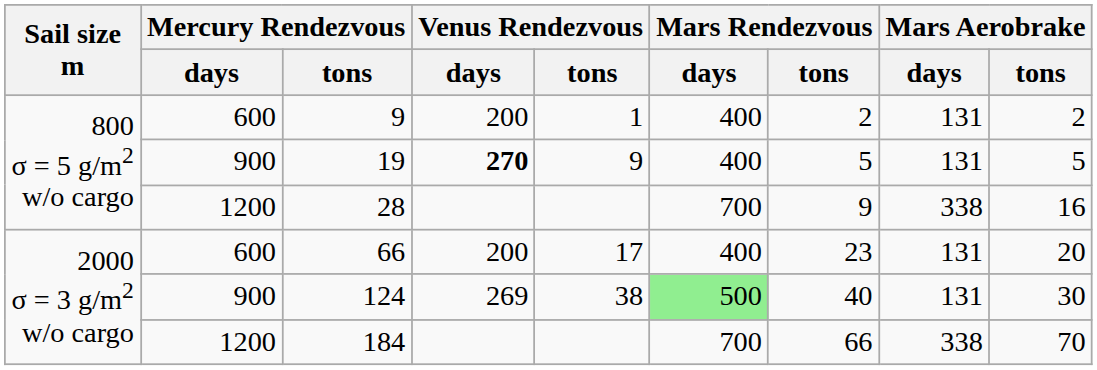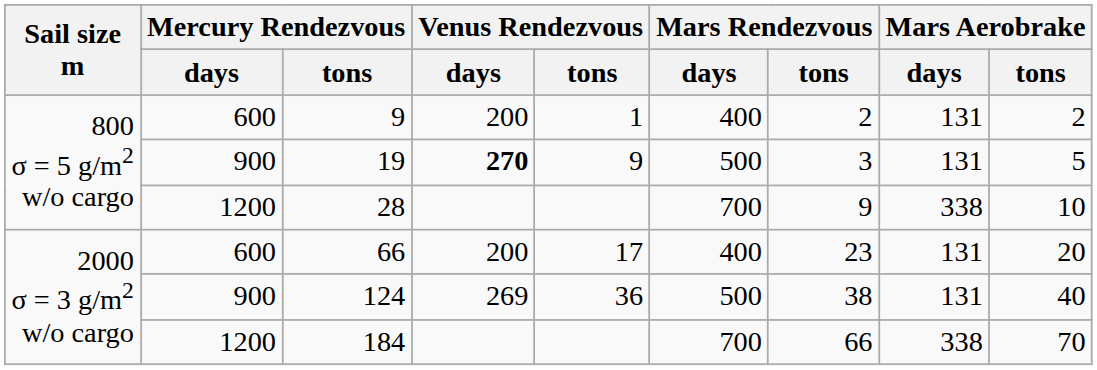(741, 161) 400 -> (741, 161) 500
(865, 161) 5 -> (865, 161) 3
(1071, 206) 16 -> (1071, 206) 10
(629, 296) 38 -> (629, 296) 36
(741, 296) lightgreen background -> (741, 296) no background
(858, 296) 40 -> (858, 296) 38
(1071, 296) 30 -> (1071, 296) 40
